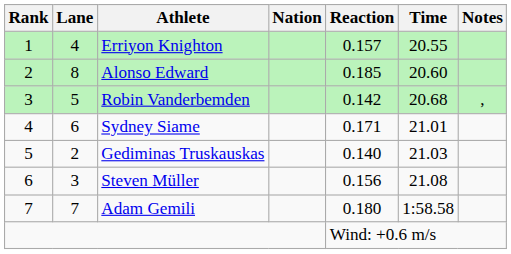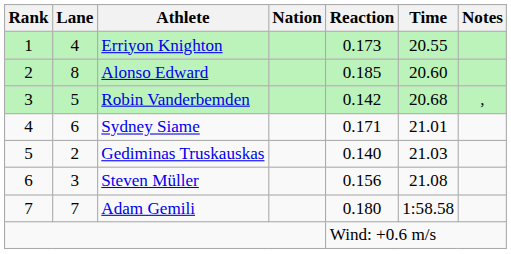(362, 45) 0.157 -> (362, 45) 0.173
